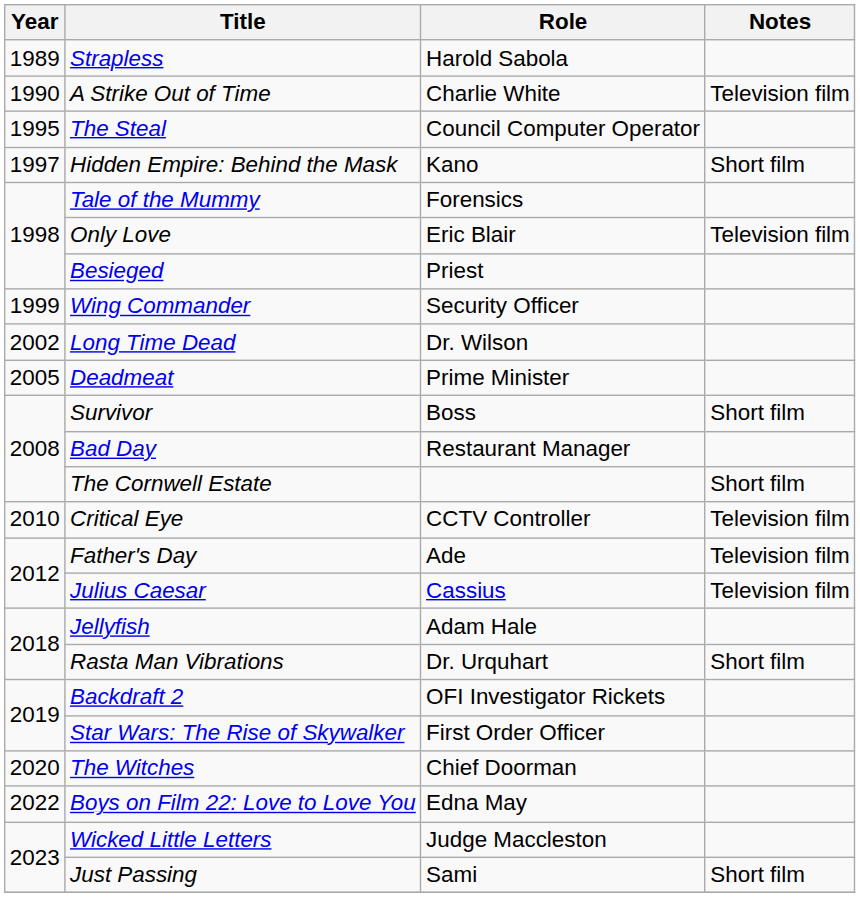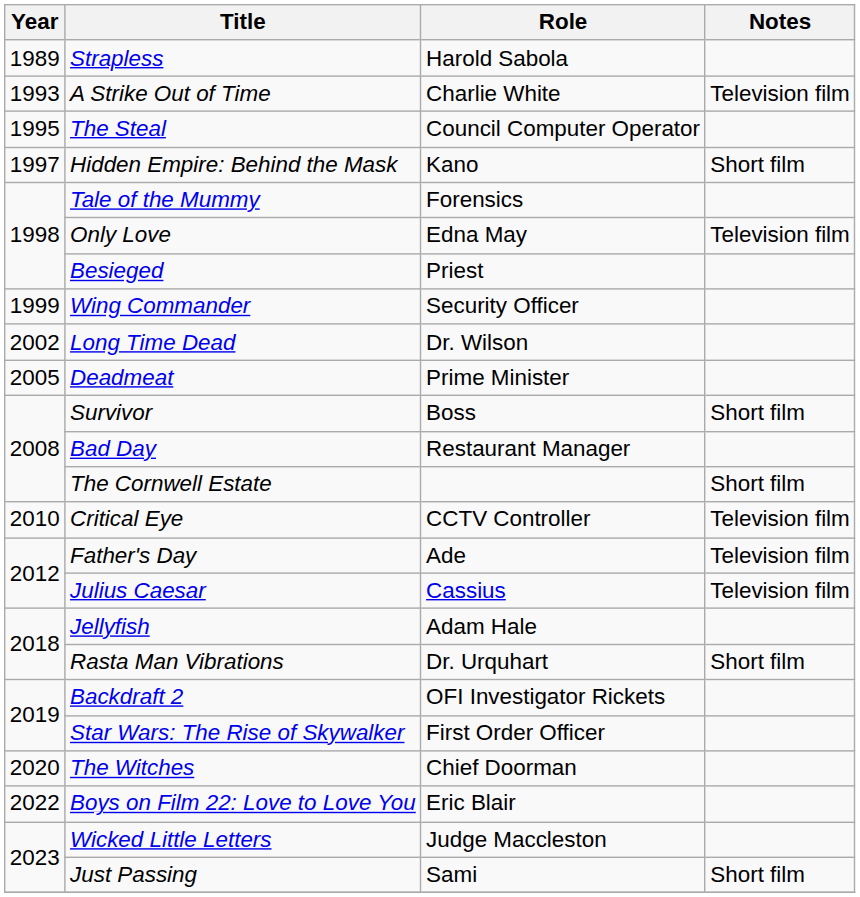(35, 93) 1990 -> (35, 93) 1993
(471, 235) Eric Blair -> (477, 235) Edna May
(477, 803) Edna May -> (471, 803) Eric Blair
